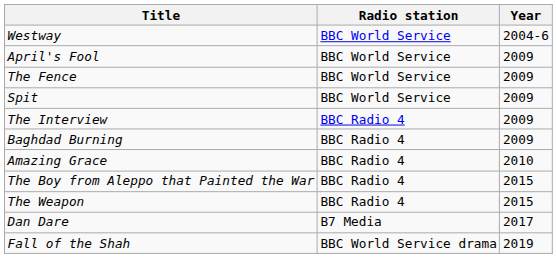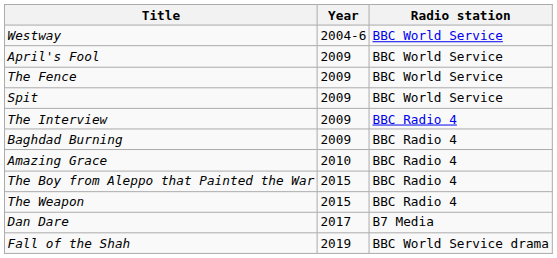columns swapped: (526, 15) <-> (409, 15)
